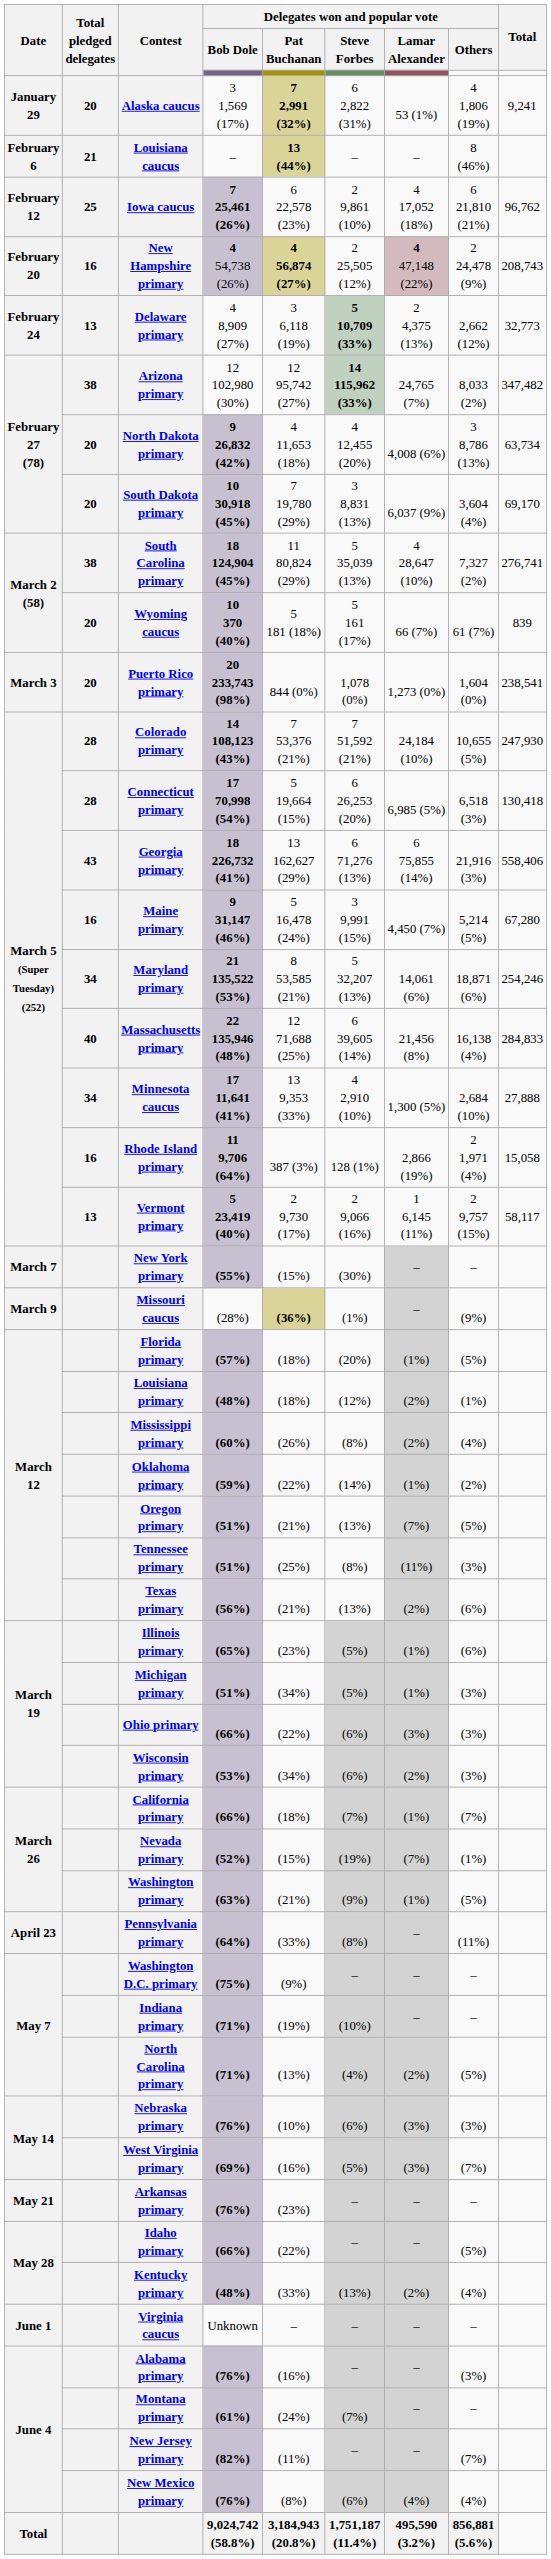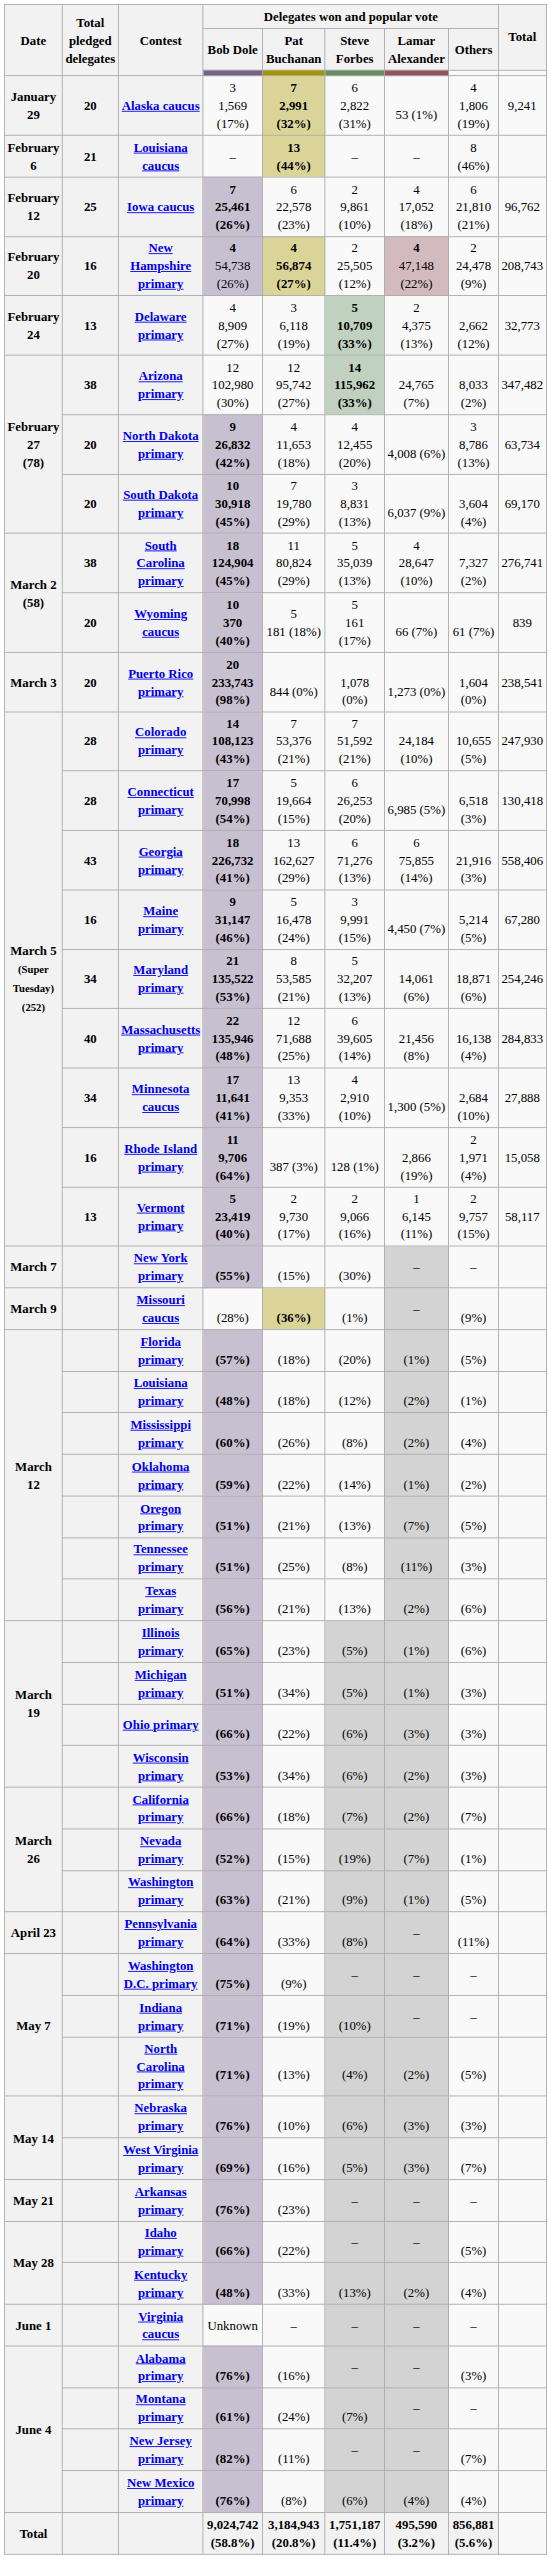(416, 1817) (1%) -> (416, 1817) (2%)
